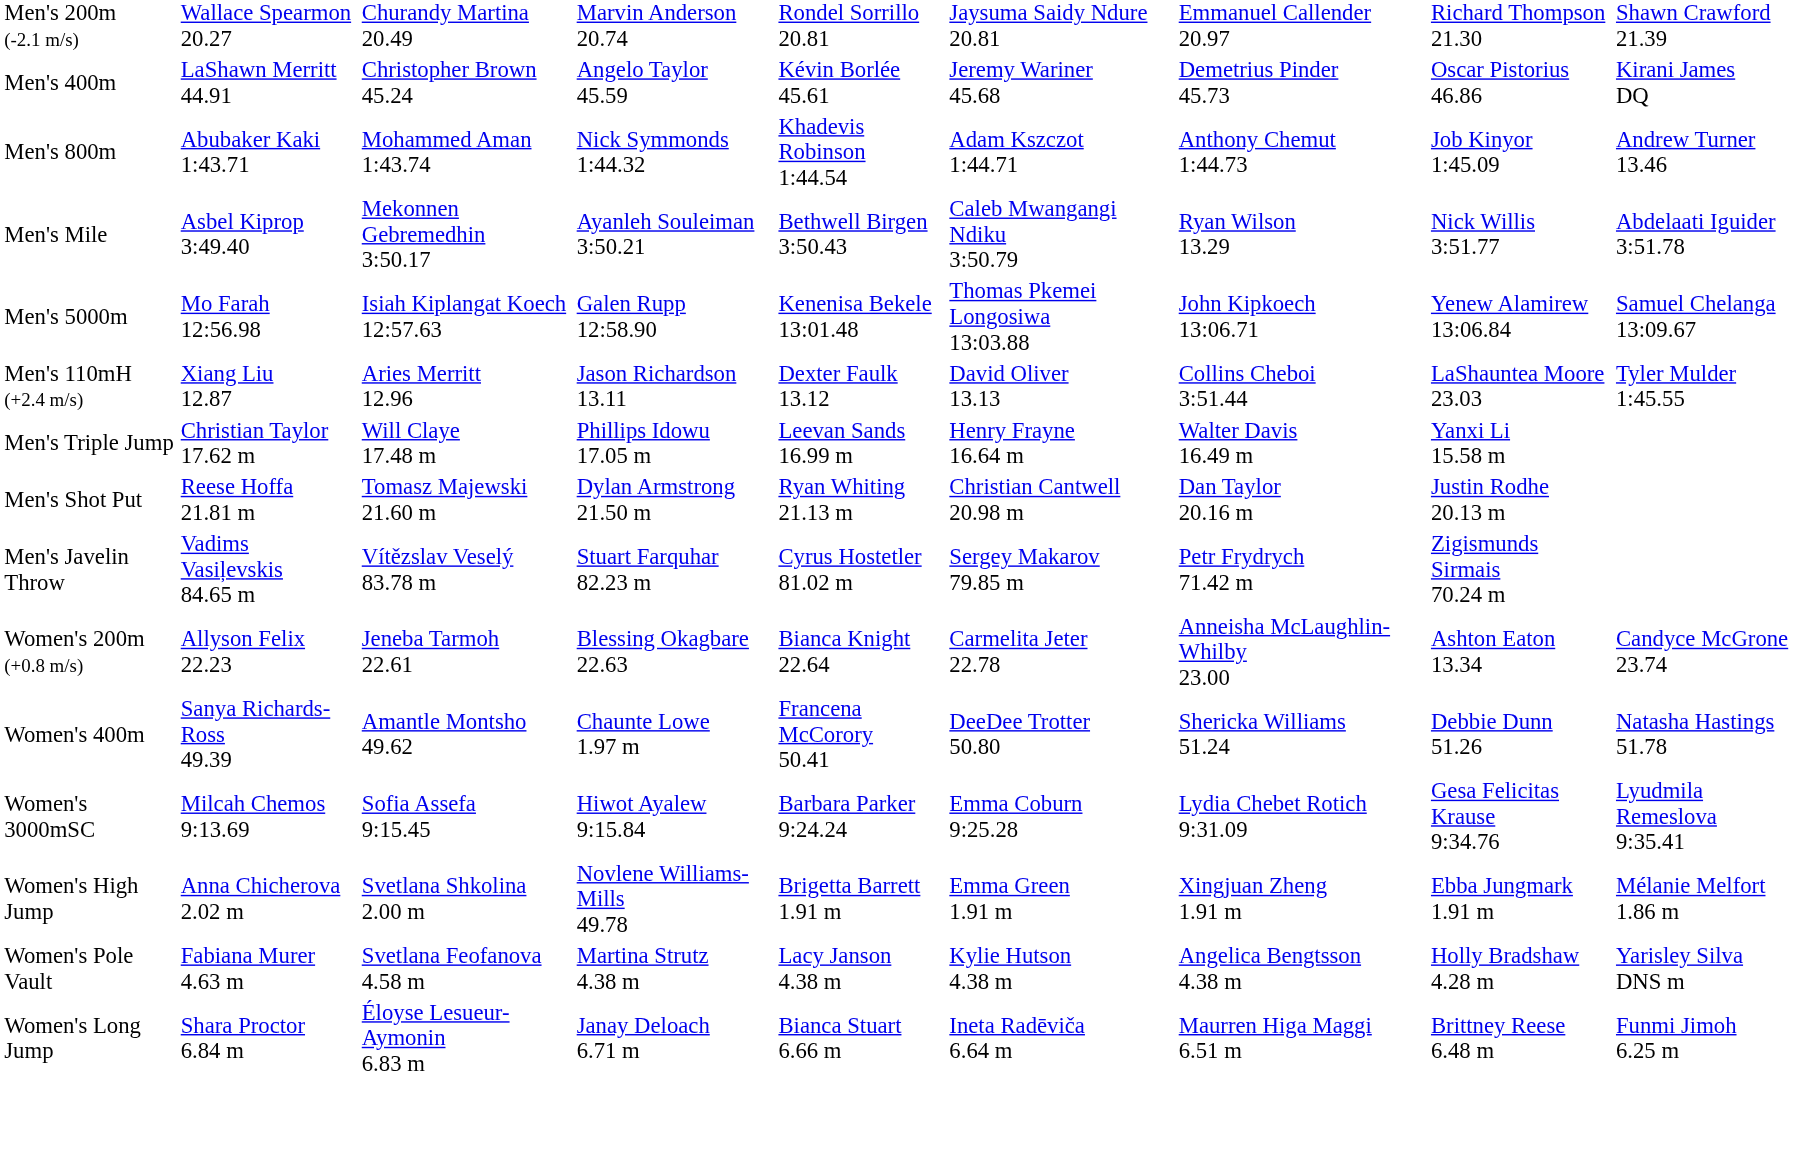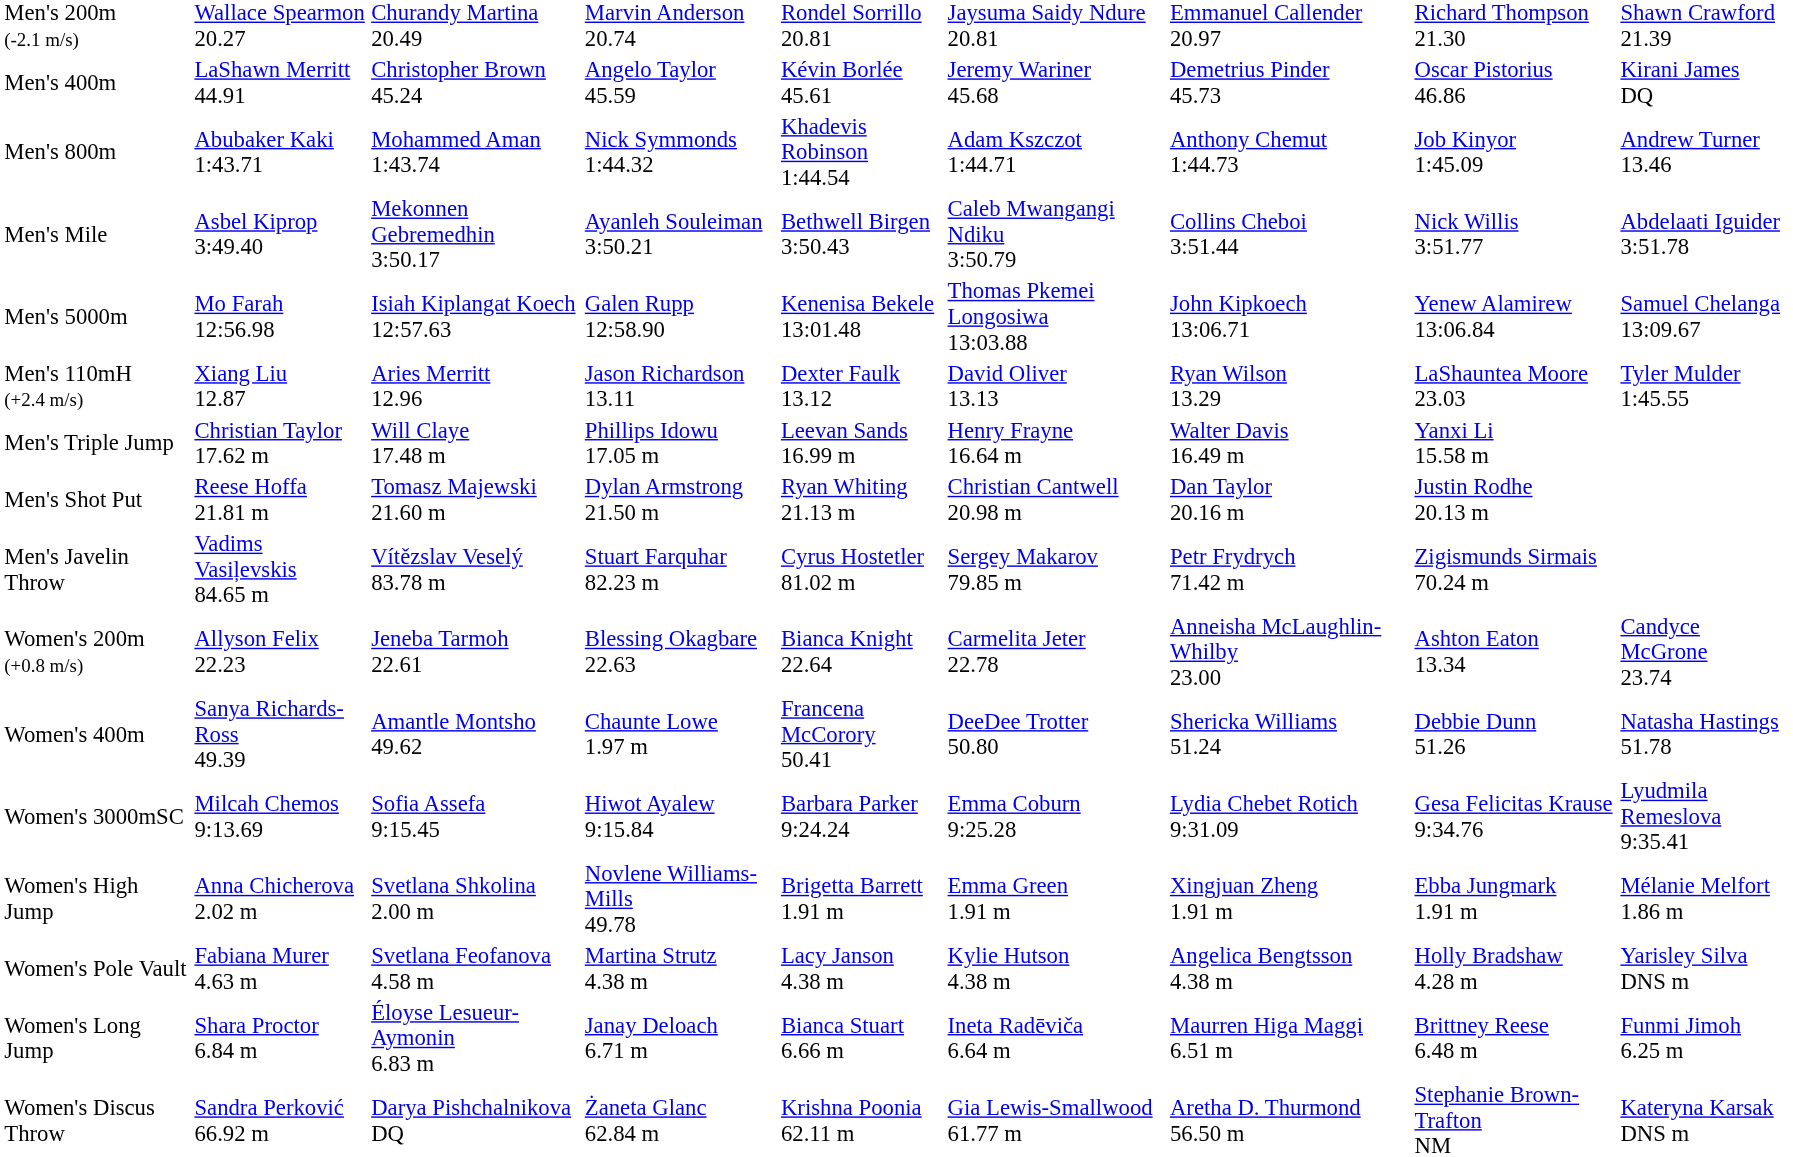(1237, 234) Ryan Wilson 13.29 -> (1238, 234) Collins Cheboi 3:51.44
(1247, 386) Collins Cheboi 3:51.44 -> (1228, 386) Ryan Wilson 13.29
+ row: (80, 1120)
